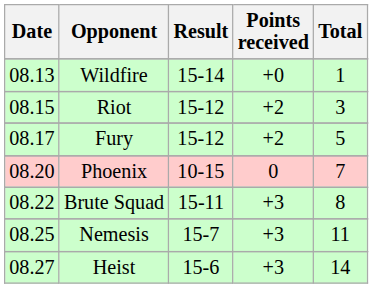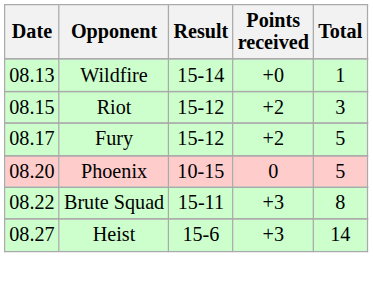(340, 171) 7 -> (340, 171) 5
- row: (114, 235)
